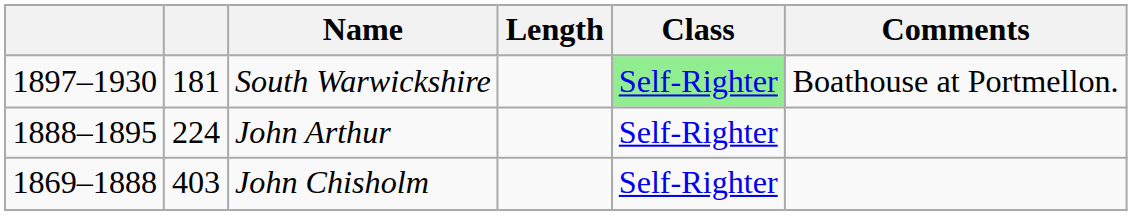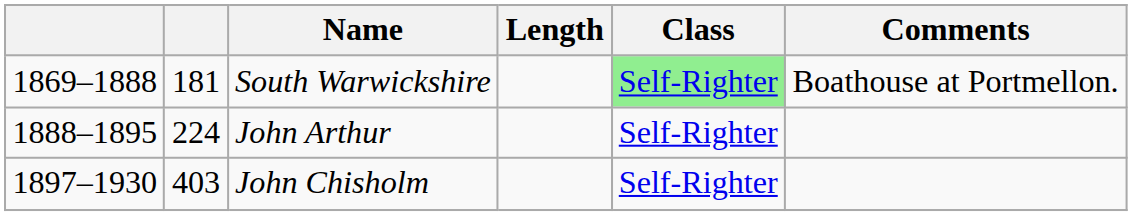(85, 81) 1897–1930 -> (85, 81) 1869–1888
(85, 183) 1869–1888 -> (85, 183) 1897–1930
